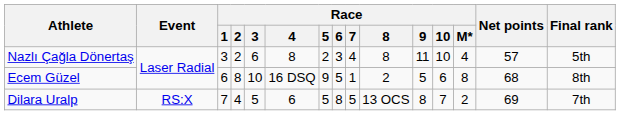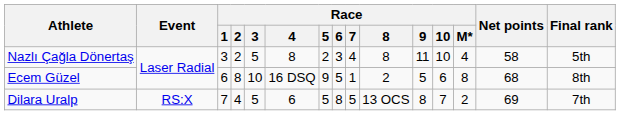(255, 57) 6 -> (255, 57) 5
(511, 57) 57 -> (511, 57) 58
